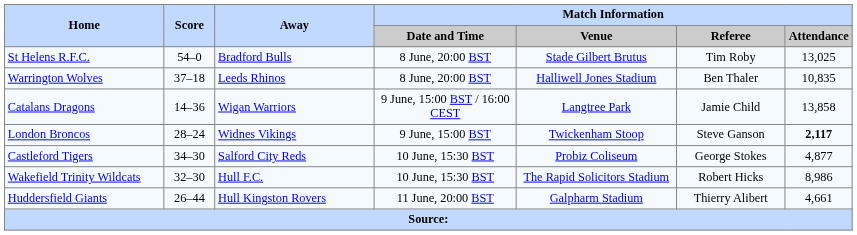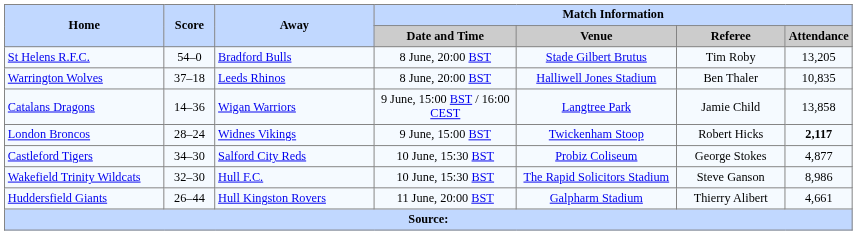(819, 57) 13,025 -> (819, 57) 13,205
(731, 135) Steve Ganson -> (731, 135) Robert Hicks
(731, 177) Robert Hicks -> (731, 177) Steve Ganson
